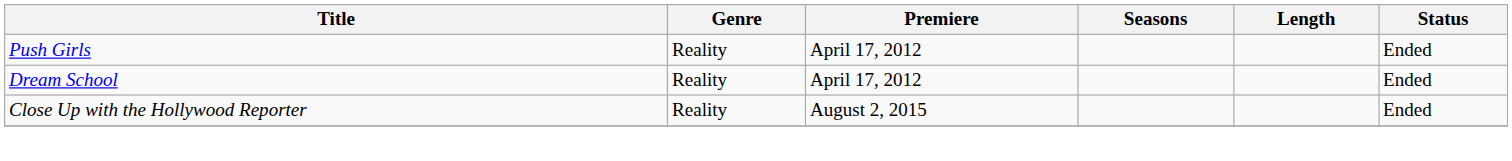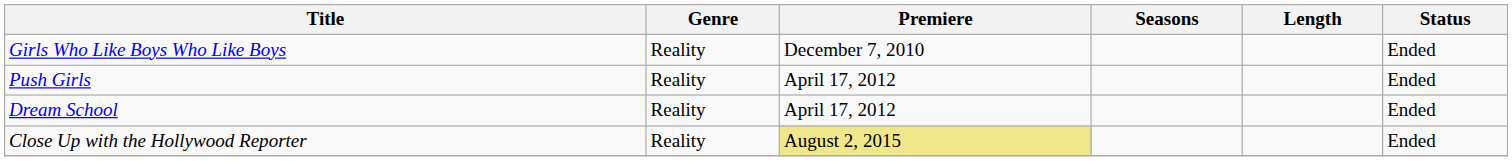+ row: (148, 49)
(868, 110) no background -> (843, 140) khaki background
